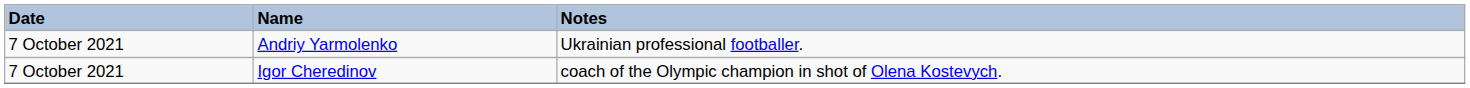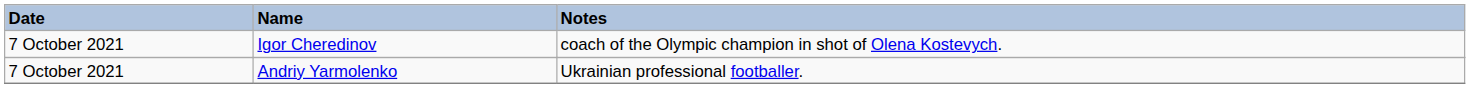rows swapped: (327, 44) <-> (317, 70)
